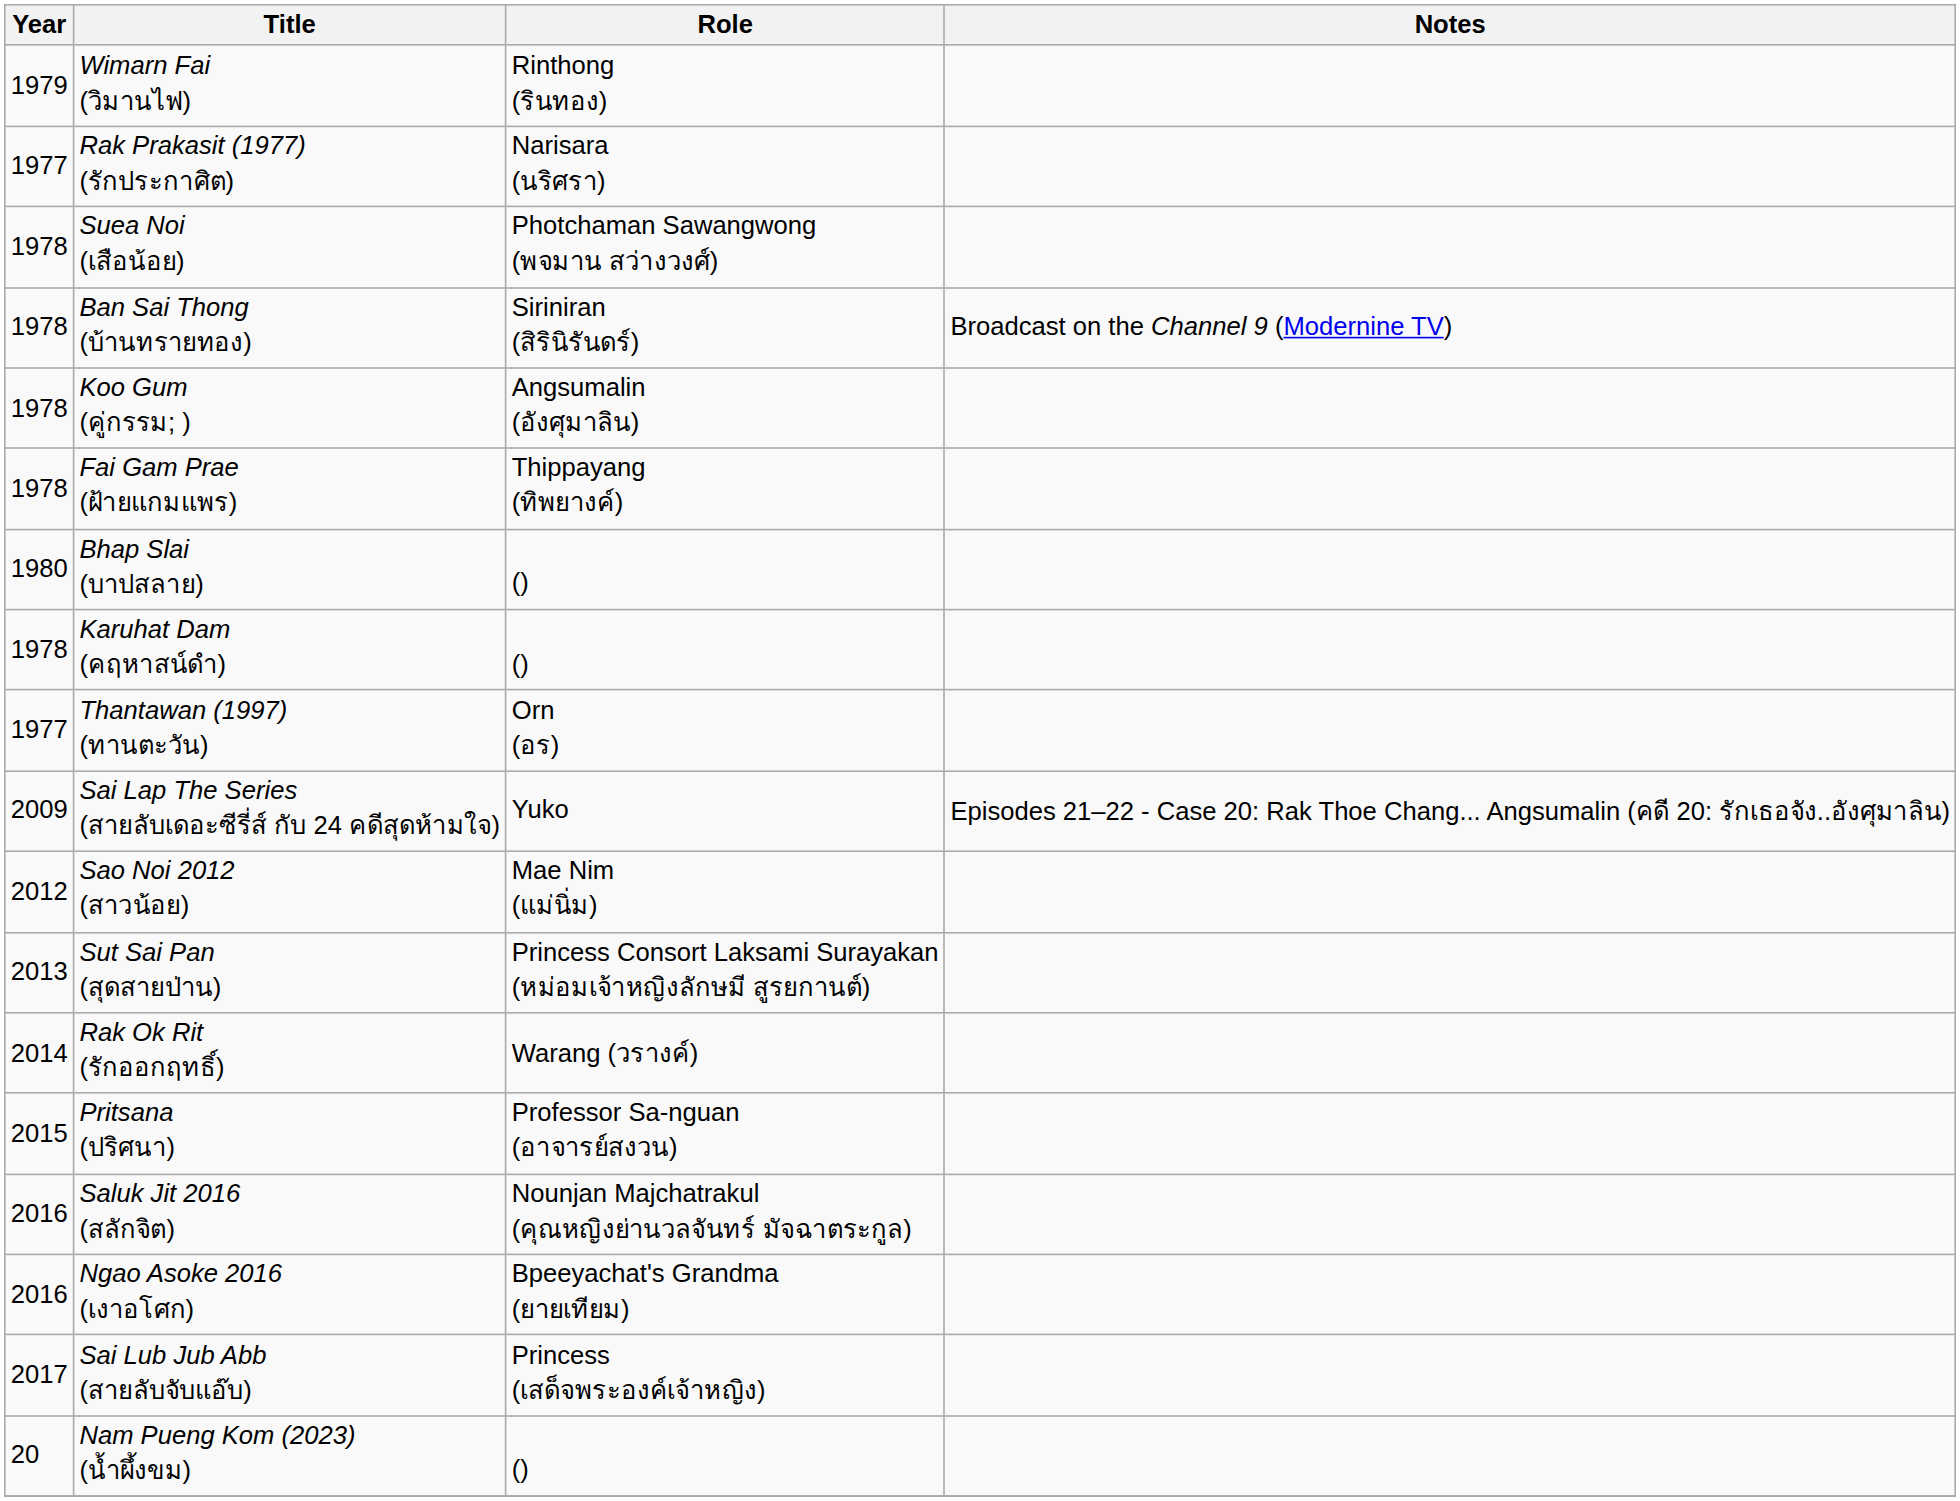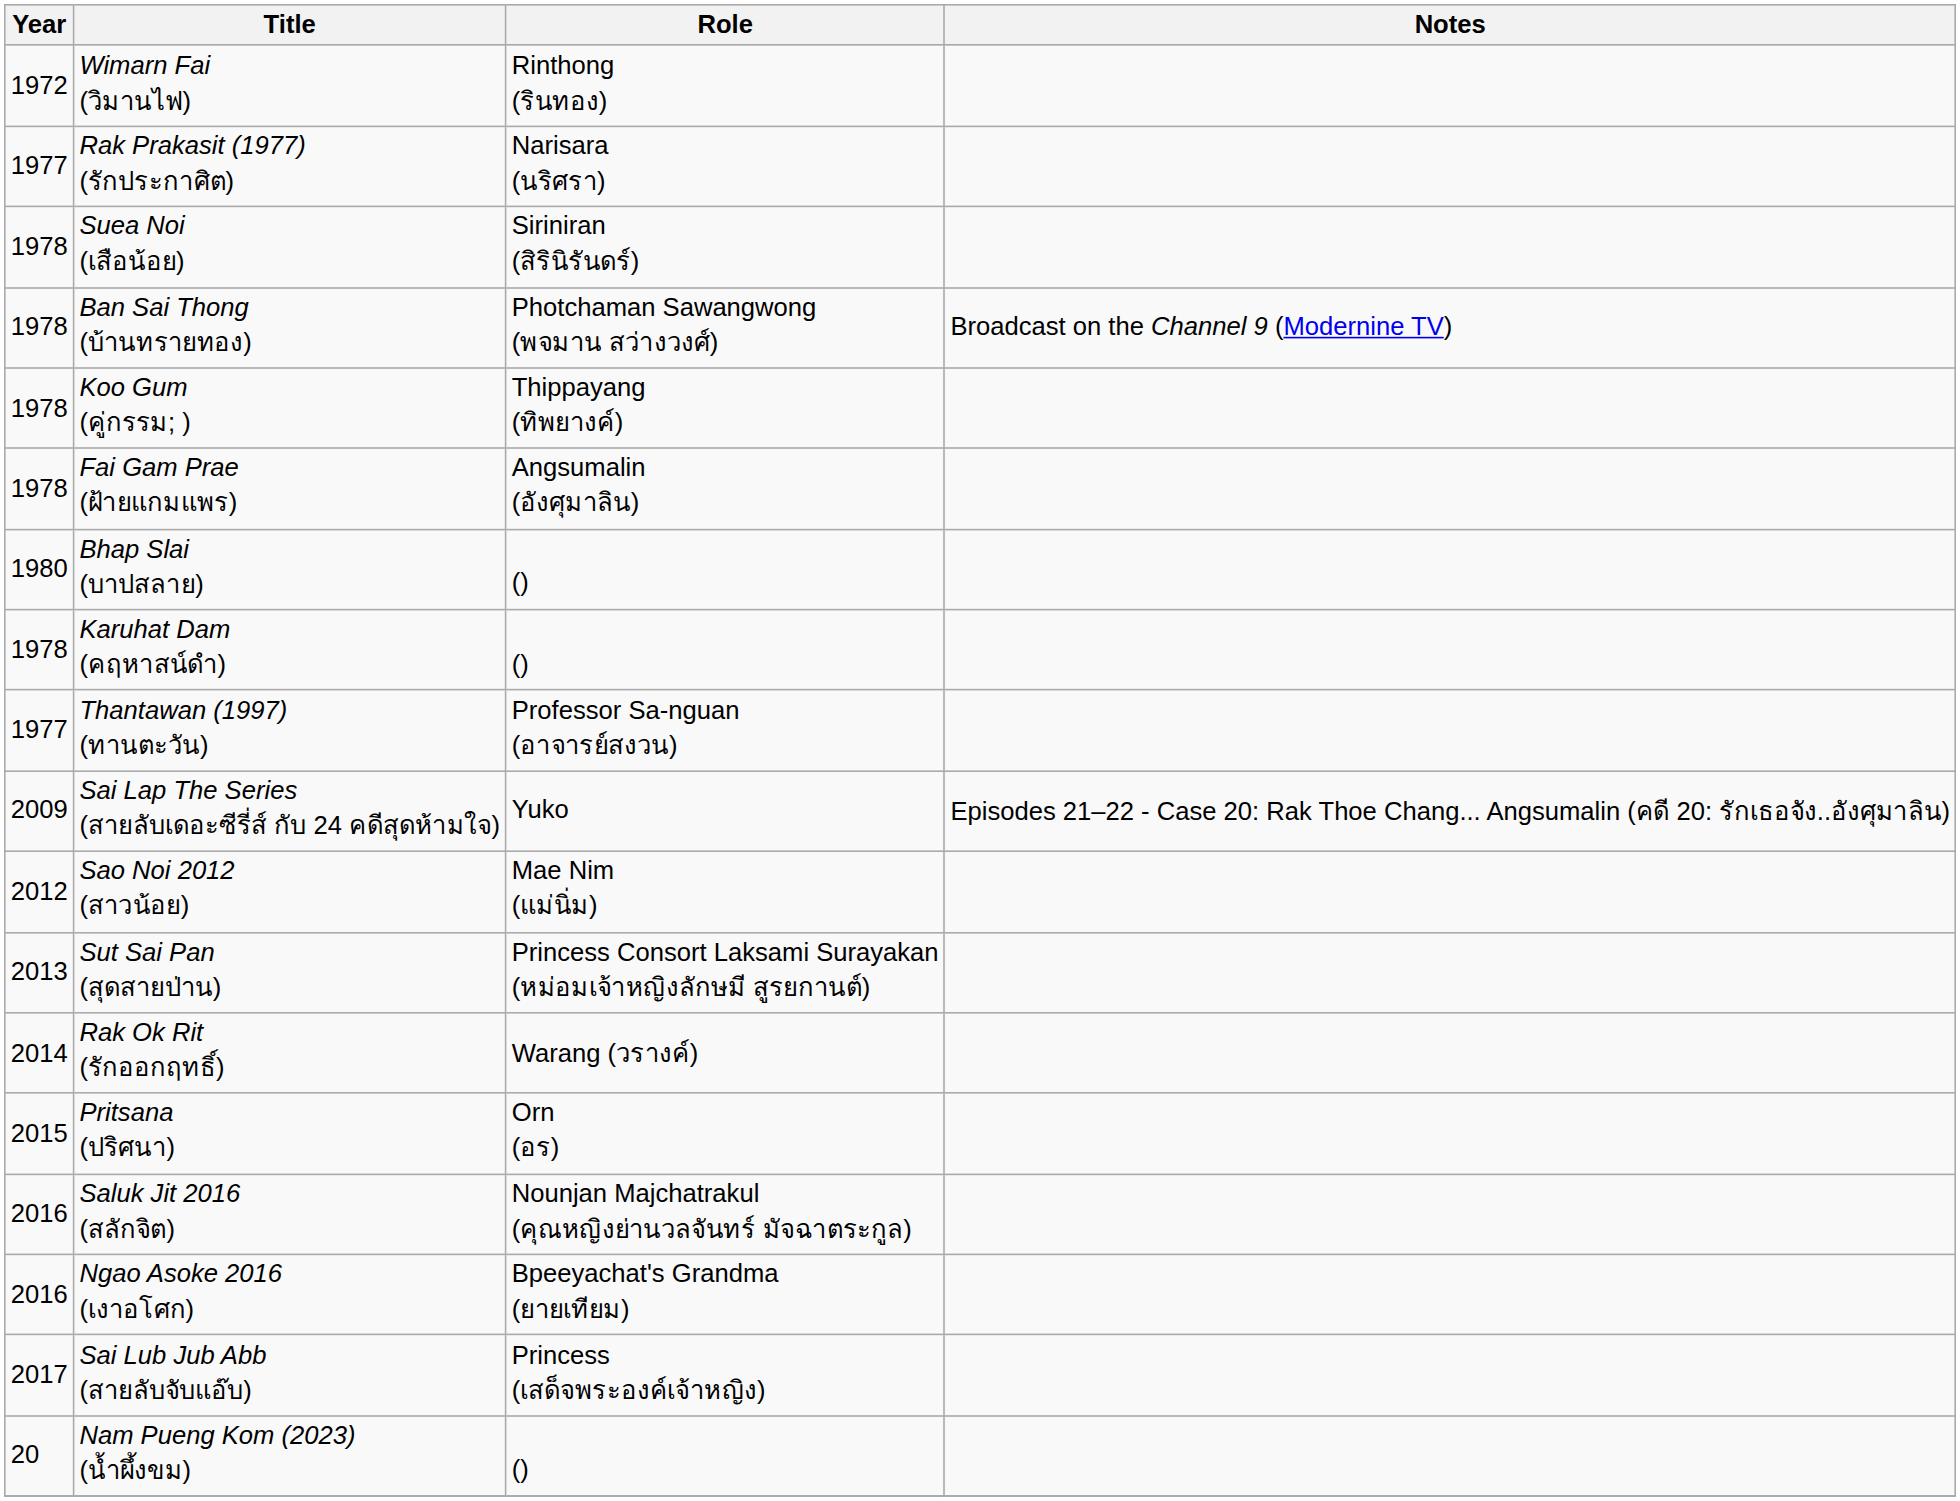(39, 85) 1979 -> (39, 85) 1972
(664, 244) Photchaman Sawangwong (พจมาน สว่างวงศ์) -> (575, 244) Siriniran (สิรินิรันดร์)
(575, 324) Siriniran (สิรินิรันดร์) -> (664, 324) Photchaman Sawangwong (พจมาน สว่างวงศ์)
(579, 405) Angsumalin (อังศุมาลิน) -> (579, 405) Thippayang (ทิพยางค์)
(579, 486) Thippayang (ทิพยางค์) -> (579, 486) Angsumalin (อังศุมาลิน)
(535, 727) Orn (อร) -> (626, 727) Professor Sa-nguan (อาจารย์สงวน)
(626, 1130) Professor Sa-nguan (อาจารย์สงวน) -> (535, 1130) Orn (อร)
